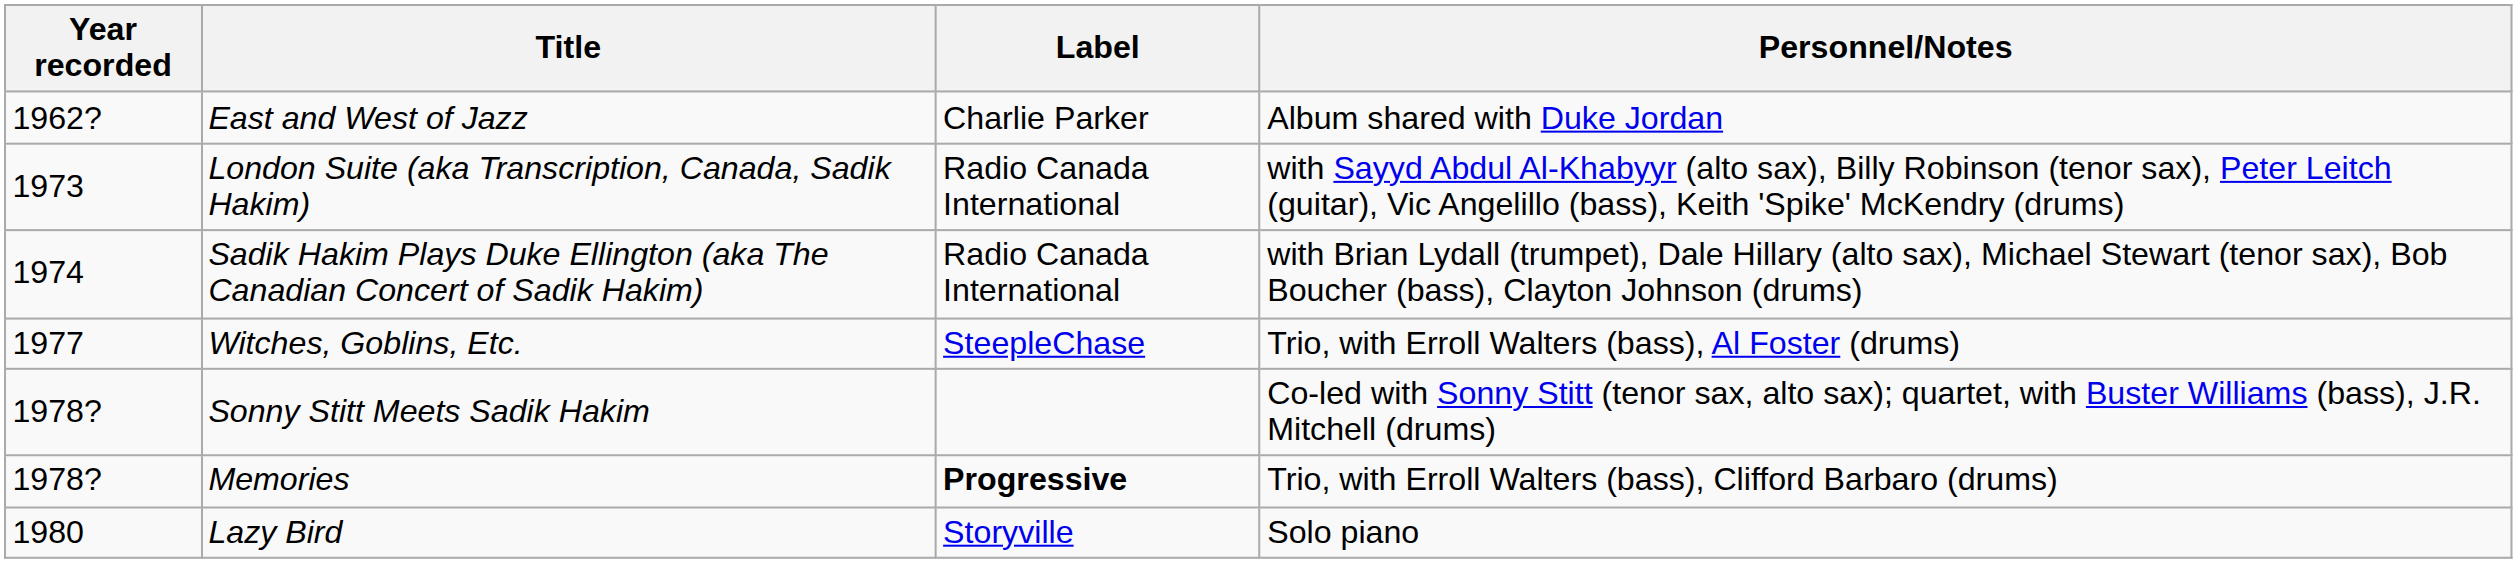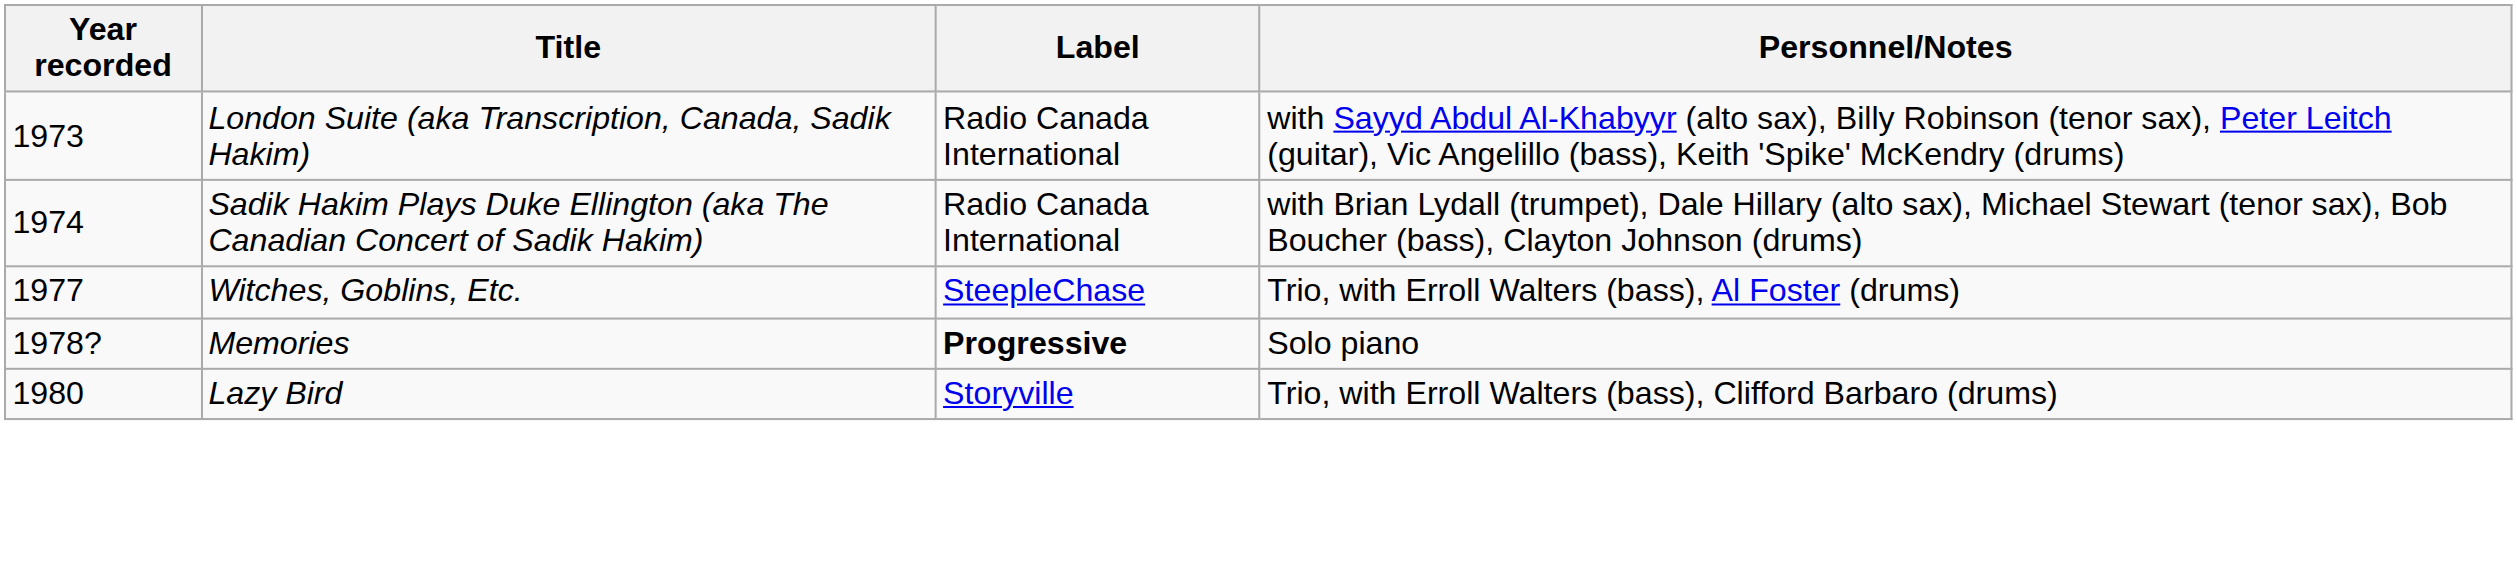- row: (368, 117)
- row: (429, 411)
(1662, 480) Trio, with Erroll Walters (bass), Clifford Barbaro (drums) -> (1343, 342) Solo piano
(1343, 531) Solo piano -> (1662, 393) Trio, with Erroll Walters (bass), Clifford Barbaro (drums)
